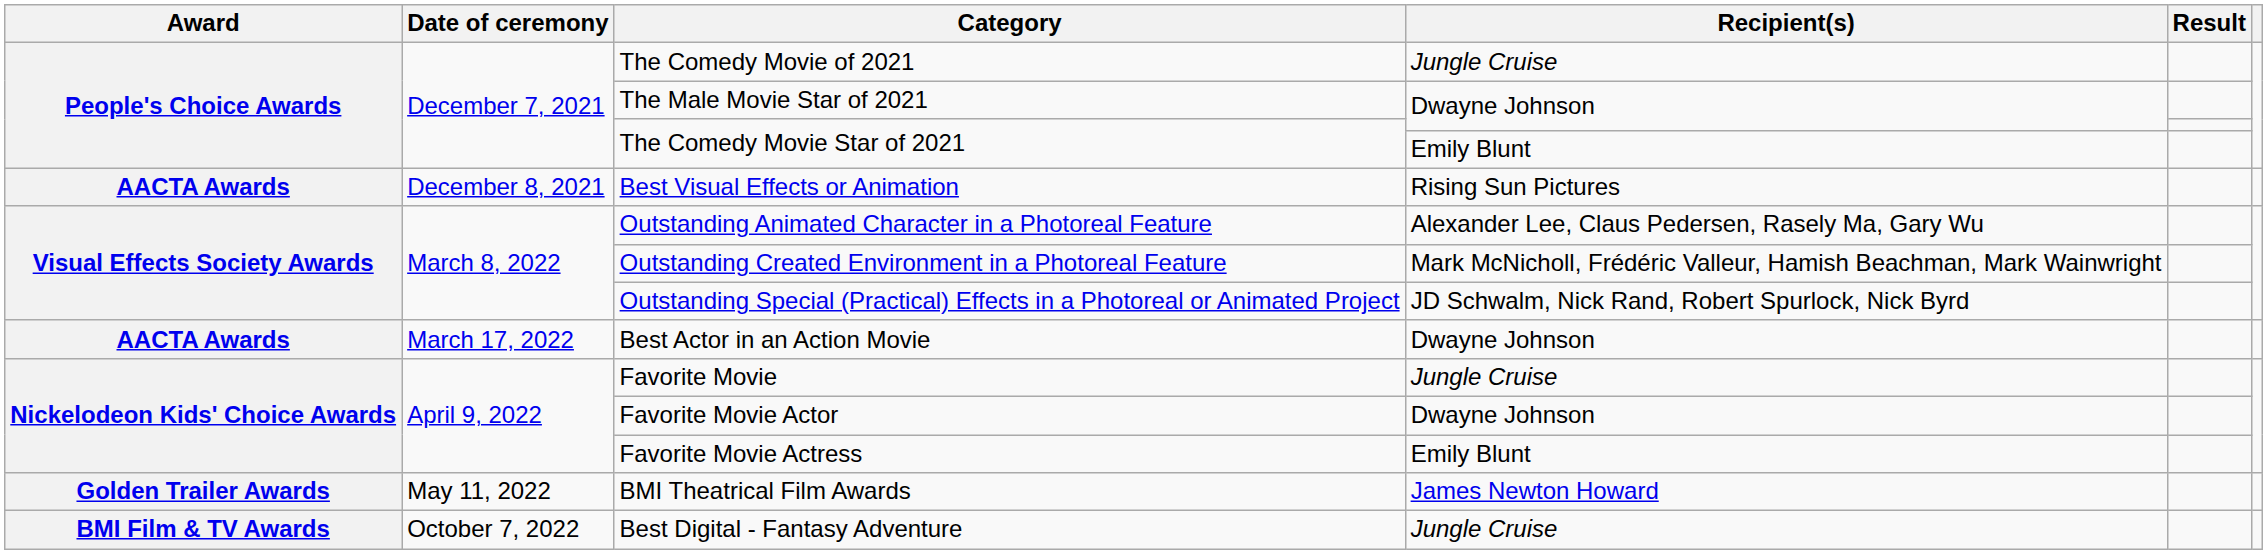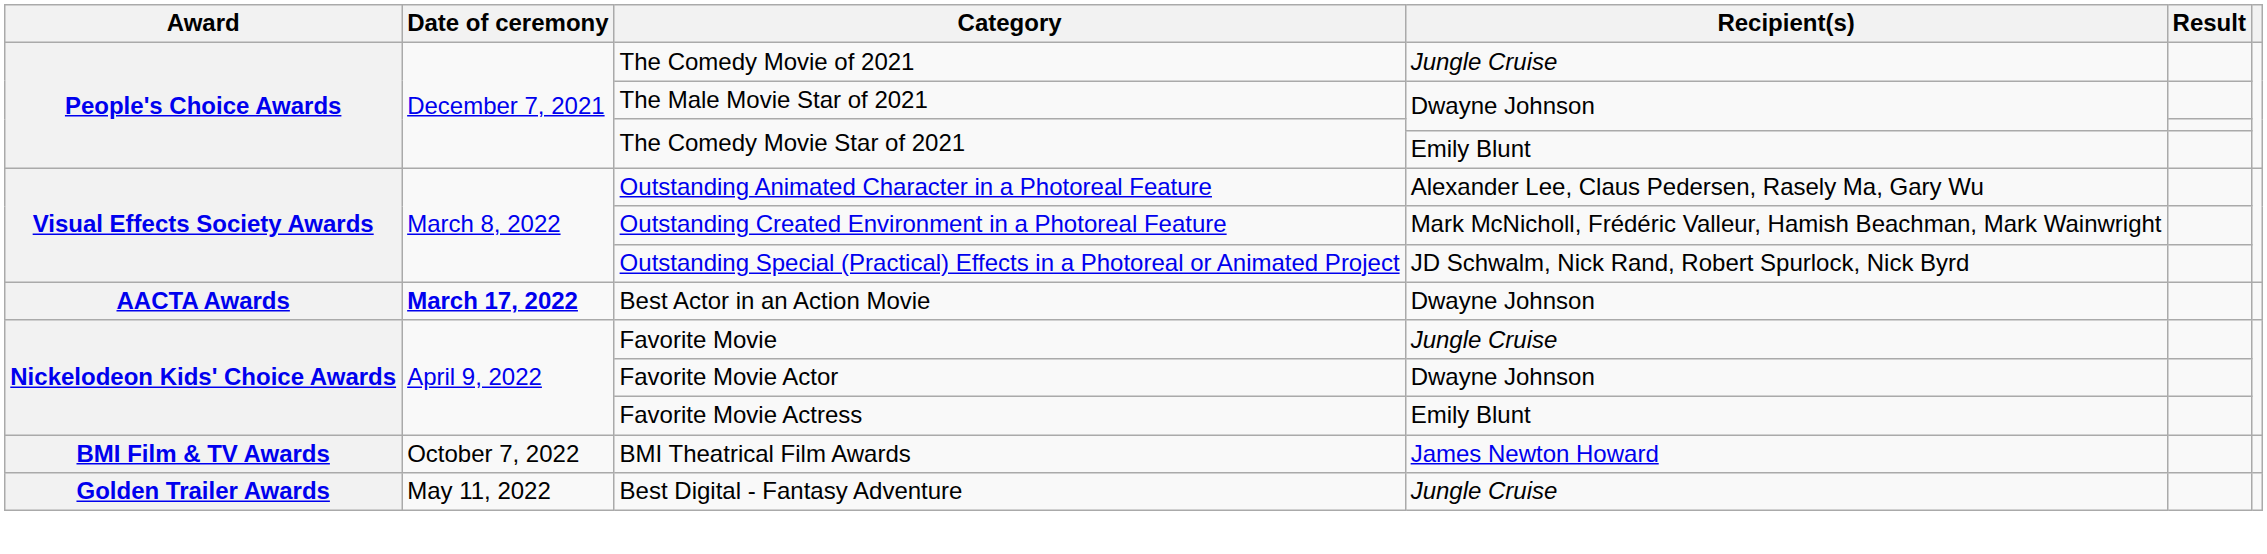- row: (789, 186)
(491, 339) normal -> (493, 301) bold
(203, 491) Golden Trailer Awards -> (203, 453) BMI Film & TV Awards
(479, 491) May 11, 2022 -> (493, 453) October 7, 2022
(203, 529) BMI Film & TV Awards -> (203, 491) Golden Trailer Awards
(493, 529) October 7, 2022 -> (479, 491) May 11, 2022
